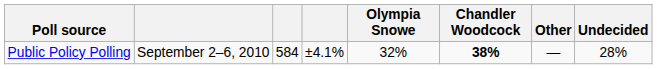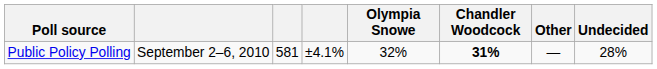(287, 52) 584 -> (287, 52) 581
(486, 52) 38% -> (486, 52) 31%
